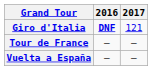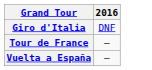- column: (134, 12)
(107, 27) bold -> (107, 27) normal
